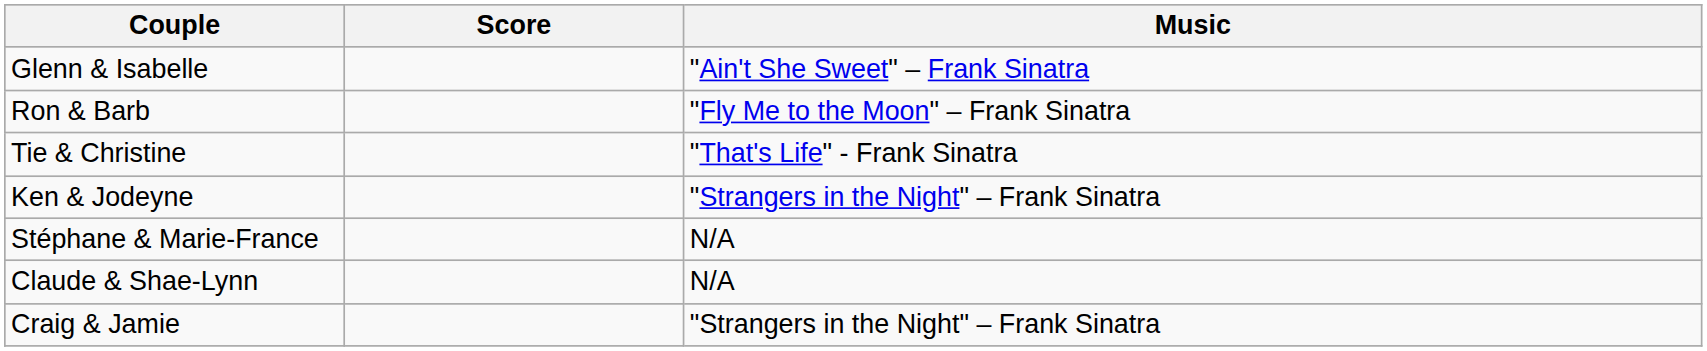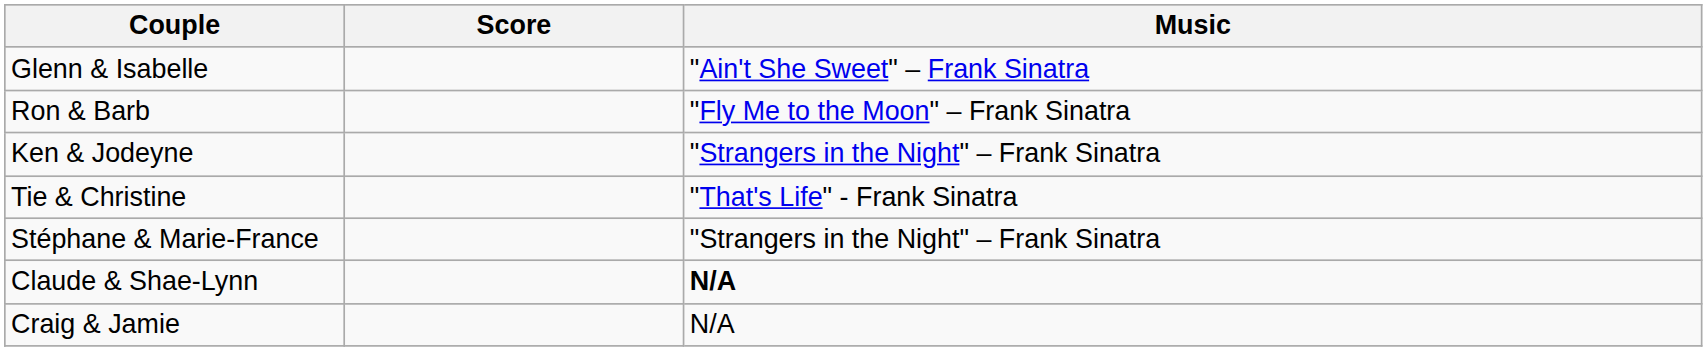rows swapped: (102, 196) <-> (99, 153)
(712, 238) N/A -> (925, 238) "Strangers in the Night" – Frank Sinatra
(712, 281) normal -> (713, 281) bold
(925, 324) "Strangers in the Night" – Frank Sinatra -> (712, 324) N/A
